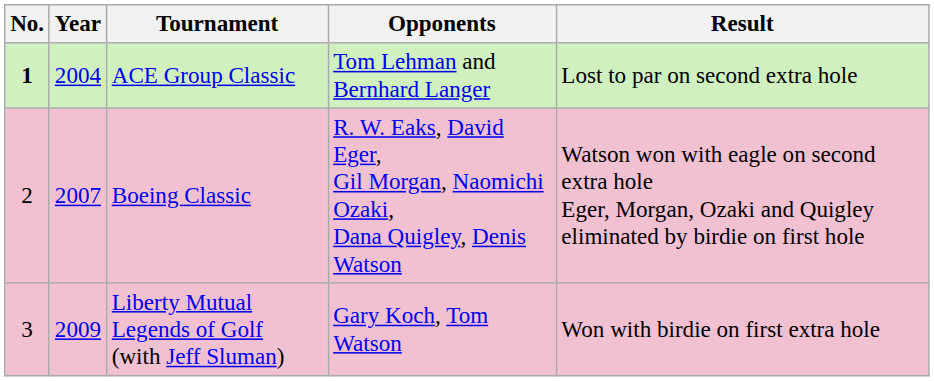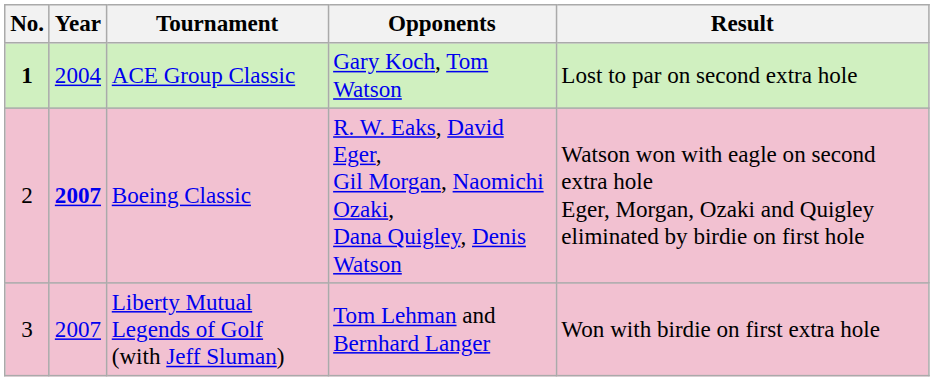(414, 75) Tom Lehman and Bernhard Langer -> (411, 75) Gary Koch, Tom Watson
(78, 195) normal -> (78, 195) bold
(78, 329) 2009 -> (78, 329) 2007
(411, 329) Gary Koch, Tom Watson -> (414, 329) Tom Lehman and Bernhard Langer
